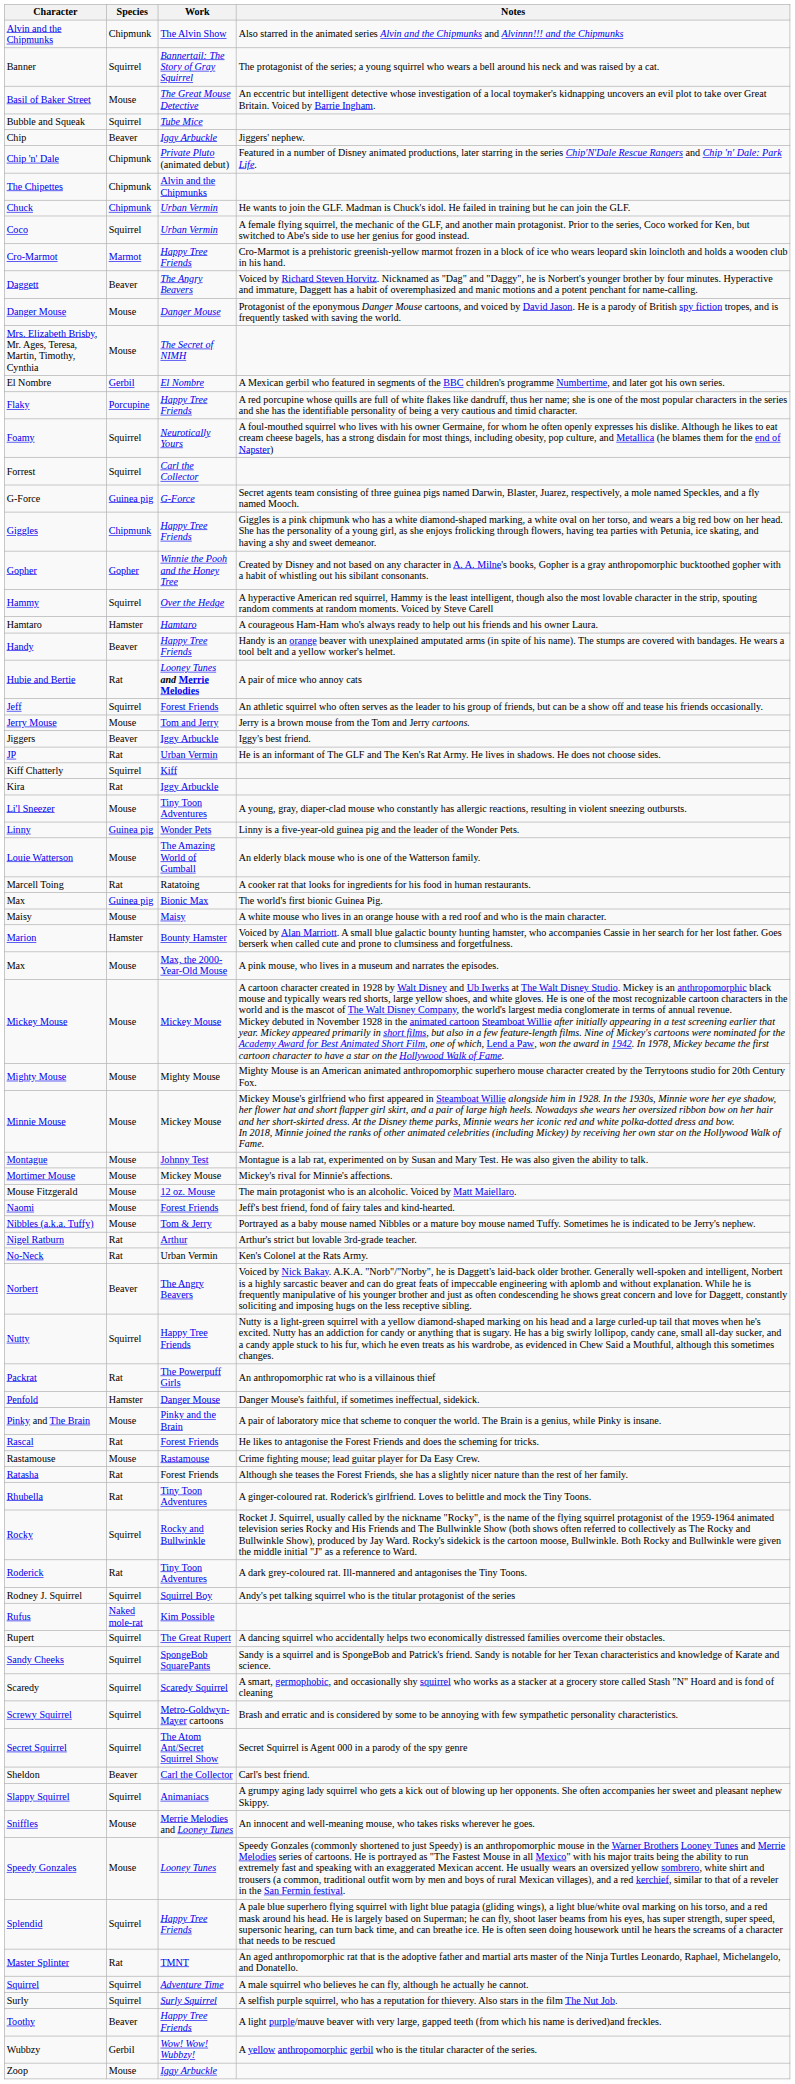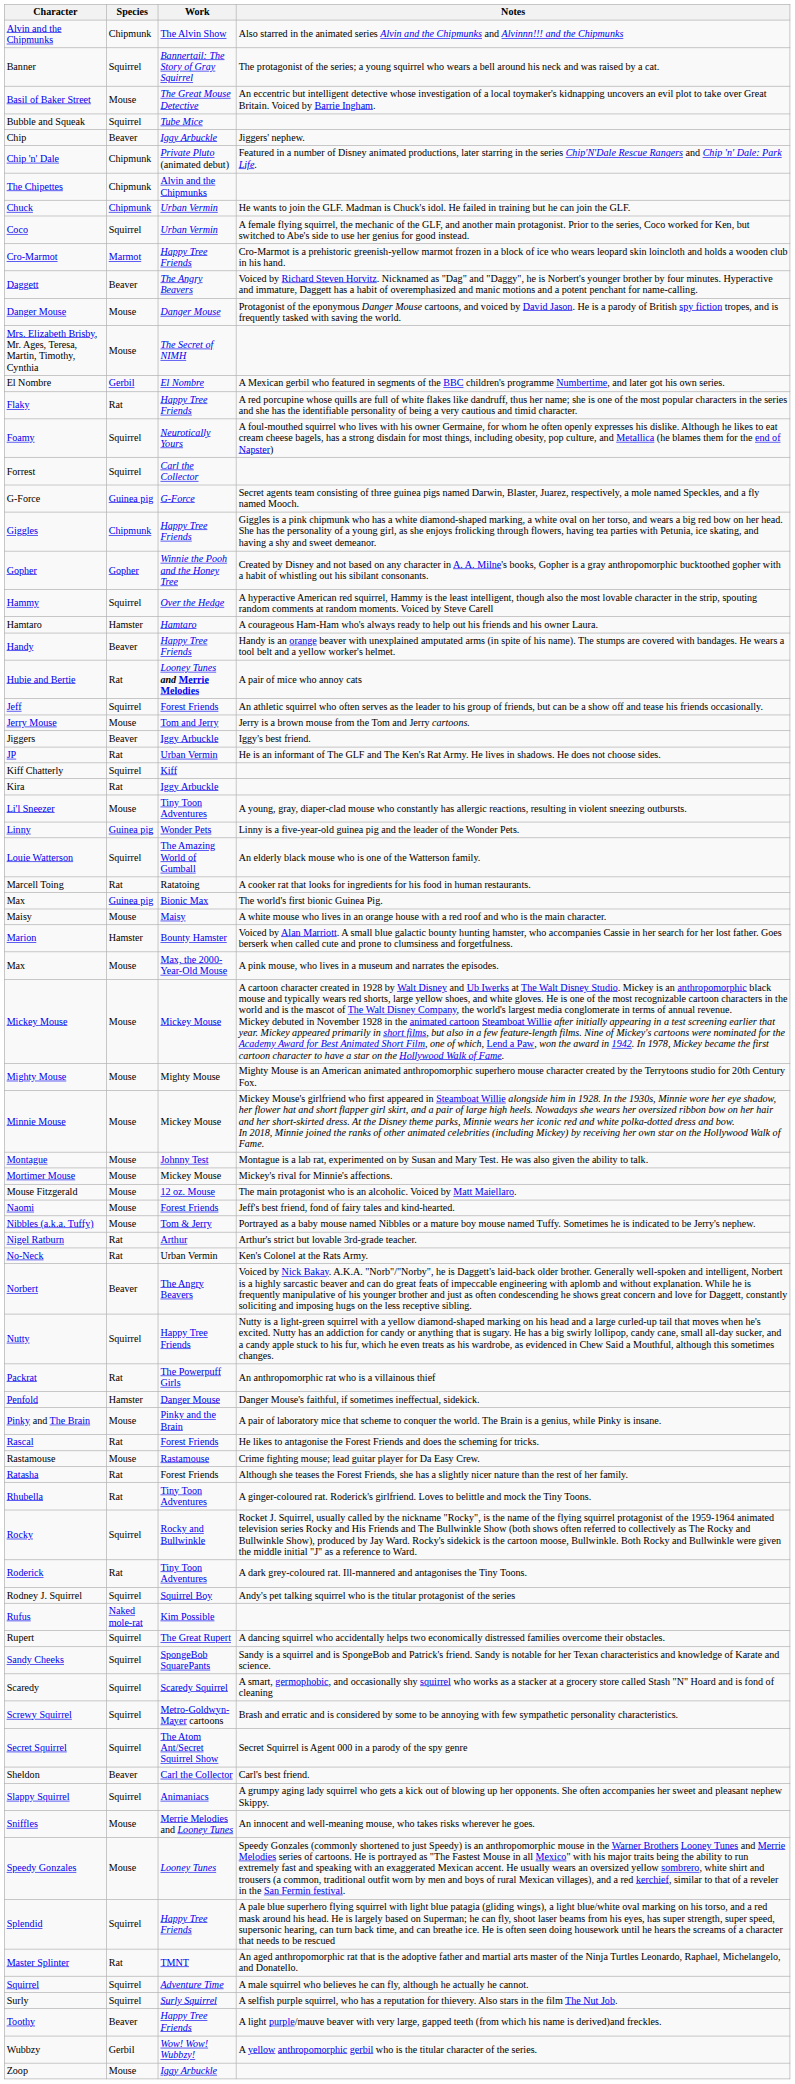(129, 405) Porcupine -> (116, 405) Rat
(122, 857) Mouse -> (125, 857) Squirrel
